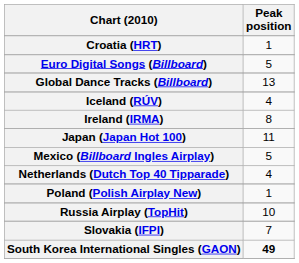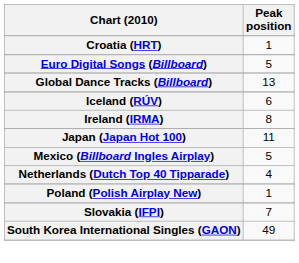(269, 100) 4 -> (269, 100) 6
- row: (124, 212)
(269, 249) bold -> (269, 230) normal
